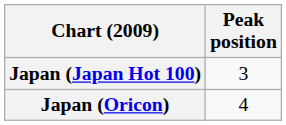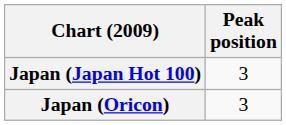(244, 104) 4 -> (244, 104) 3
